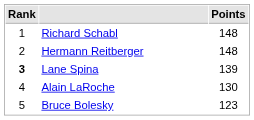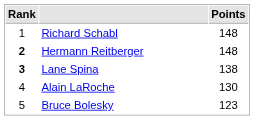(22, 51) normal -> (22, 51) bold
(228, 69) 139 -> (228, 69) 138
